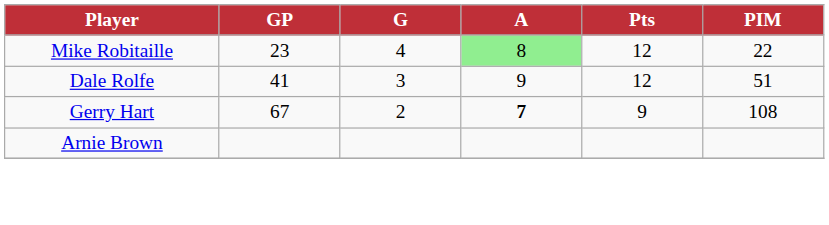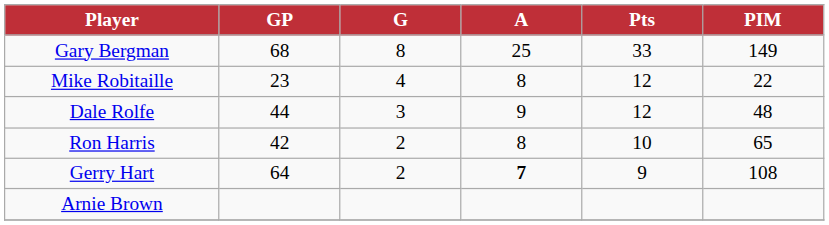+ row: (112, 50)
(521, 50) lightgreen background -> (521, 81) no background
(280, 81) 41 -> (280, 111) 44
(763, 81) 51 -> (763, 111) 48
+ row: (112, 142)
(280, 111) 67 -> (280, 173) 64
